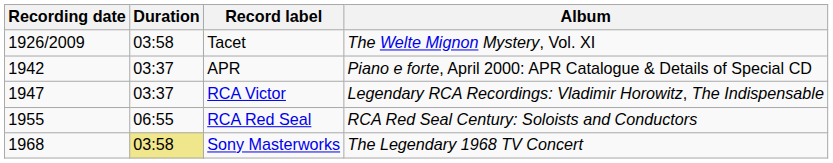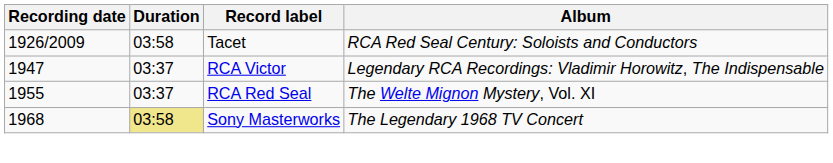(471, 42) The Welte Mignon Mystery, Vol. XI -> (522, 42) RCA Red Seal Century: Soloists and Conductors
- row: (224, 68)
(154, 119) 06:55 -> (154, 94) 03:37
(522, 119) RCA Red Seal Century: Soloists and Conductors -> (471, 94) The Welte Mignon Mystery, Vol. XI
